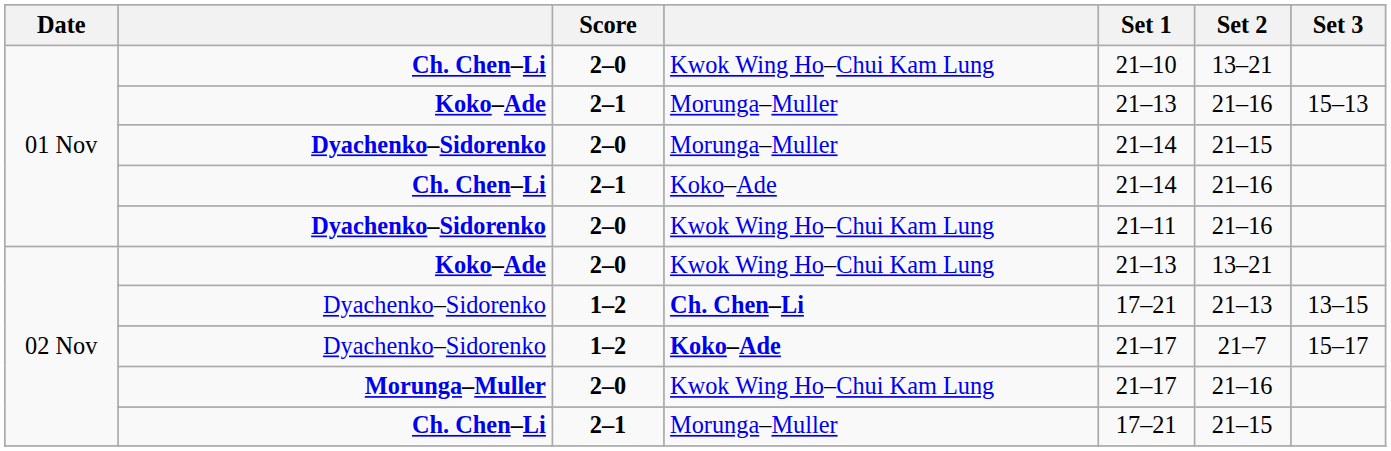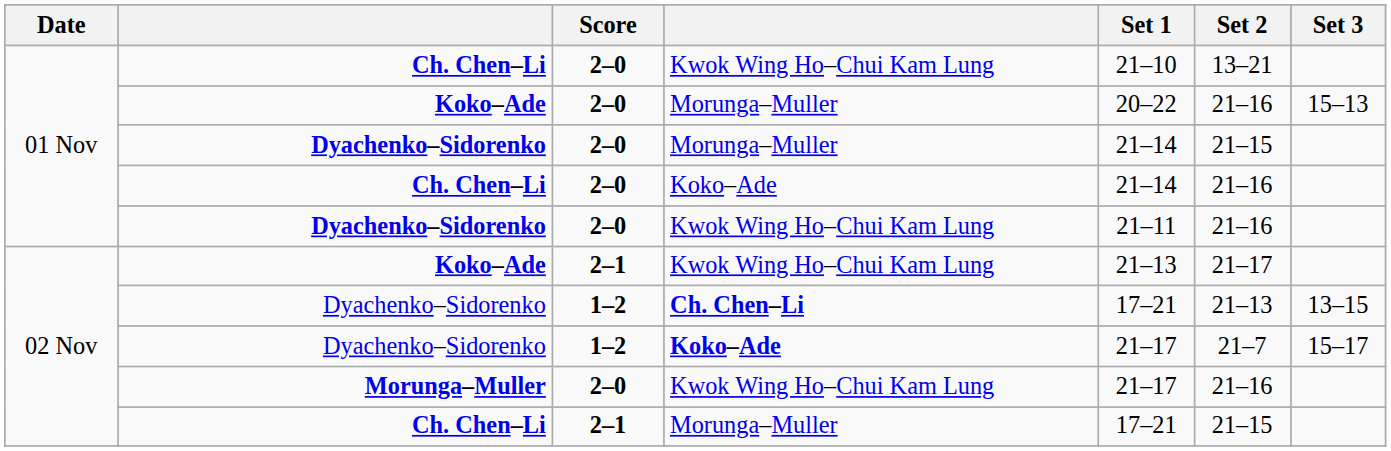(608, 105) 2–1 -> (608, 105) 2–0
(1146, 105) 21–13 -> (1146, 105) 20–22
(608, 185) 2–1 -> (608, 185) 2–0
(608, 265) 2–0 -> (608, 265) 2–1
(1242, 265) 13–21 -> (1242, 265) 21–17
